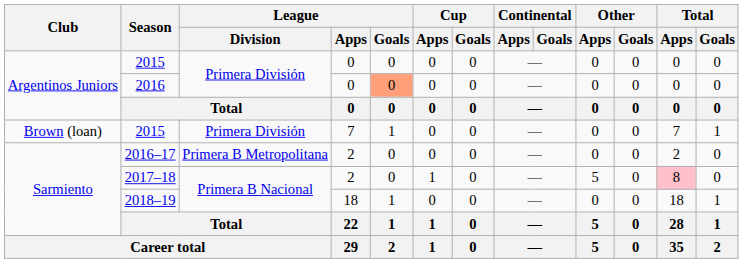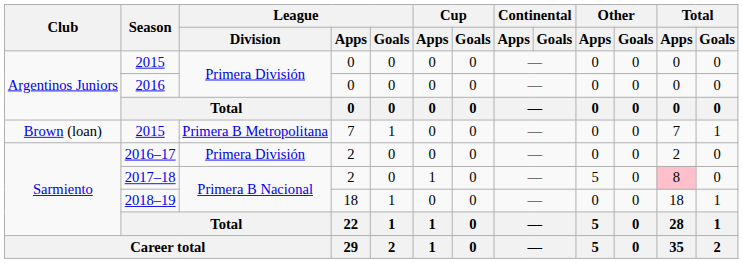(392, 85) lightsalmon background -> (392, 85) no background
(255, 131) Primera División -> (255, 131) Primera B Metropolitana
(255, 154) Primera B Metropolitana -> (255, 154) Primera División
